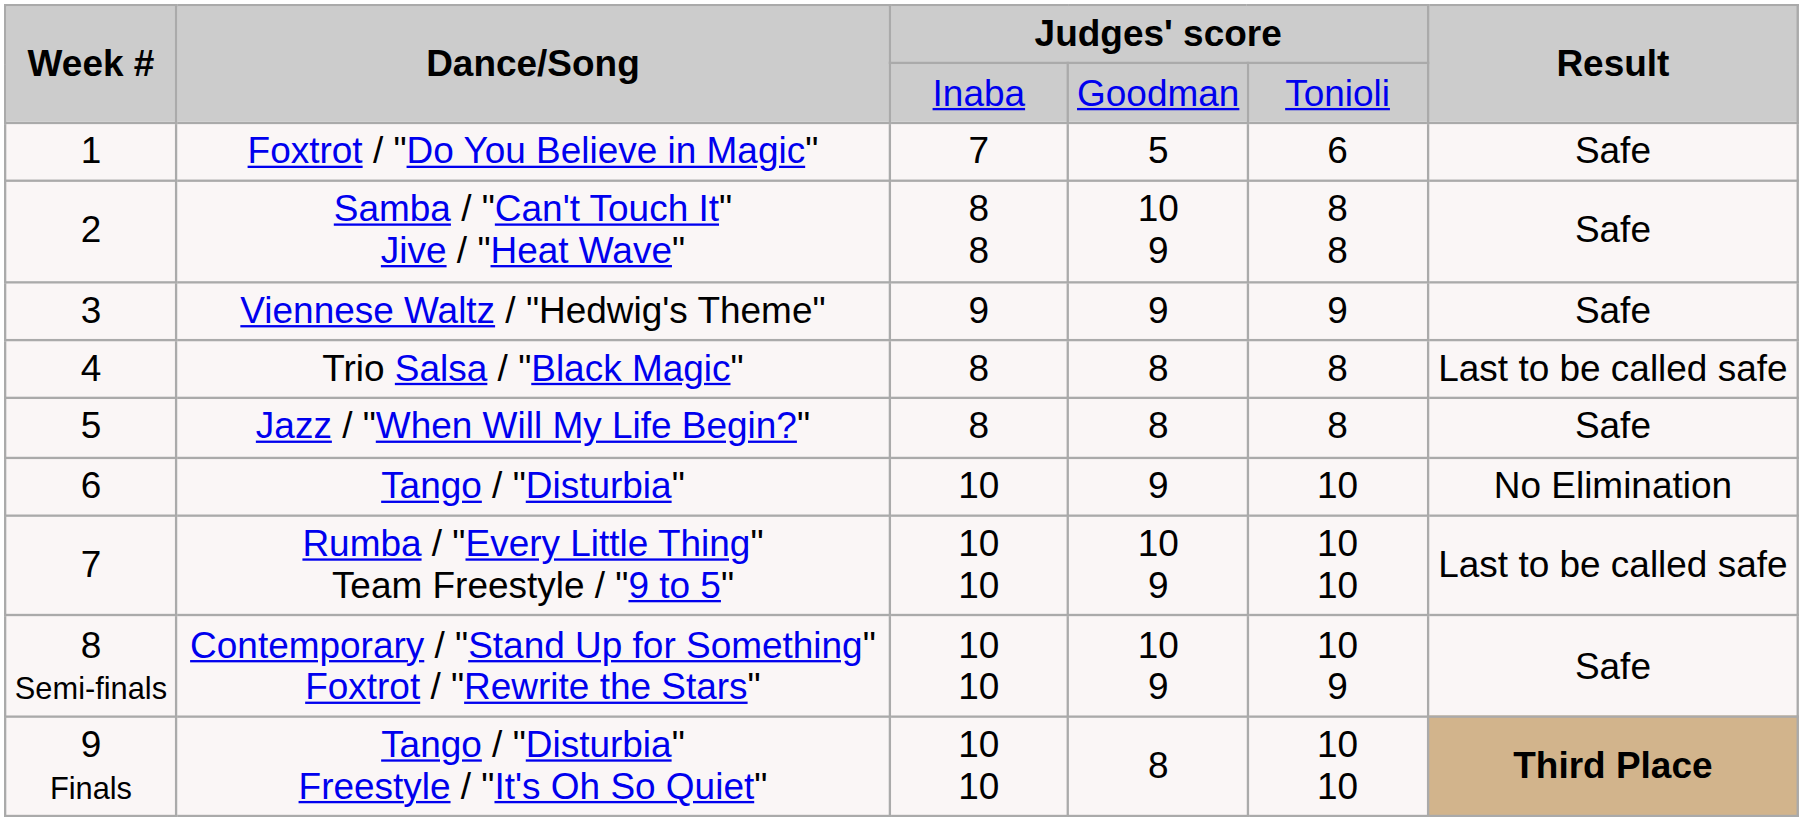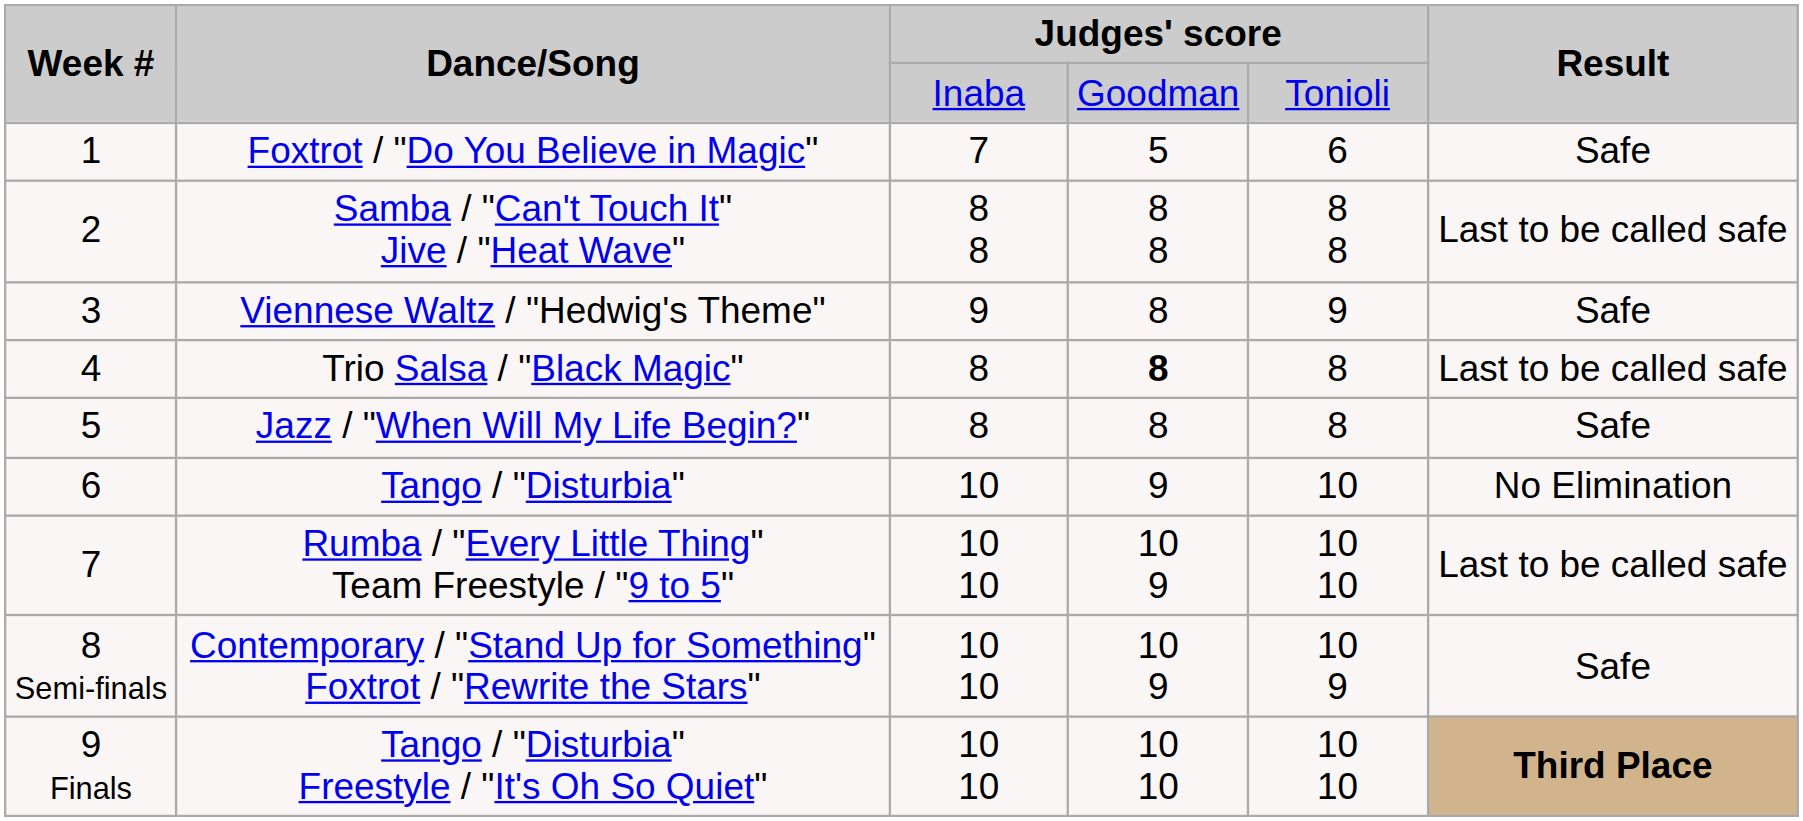(1158, 230) 10 9 -> (1158, 230) 8 8
(1613, 230) Safe -> (1613, 230) Last to be called safe
(1158, 309) 9 -> (1158, 309) 8
(1158, 368) normal -> (1158, 368) bold
(1158, 765) 8 -> (1158, 765) 10 10
